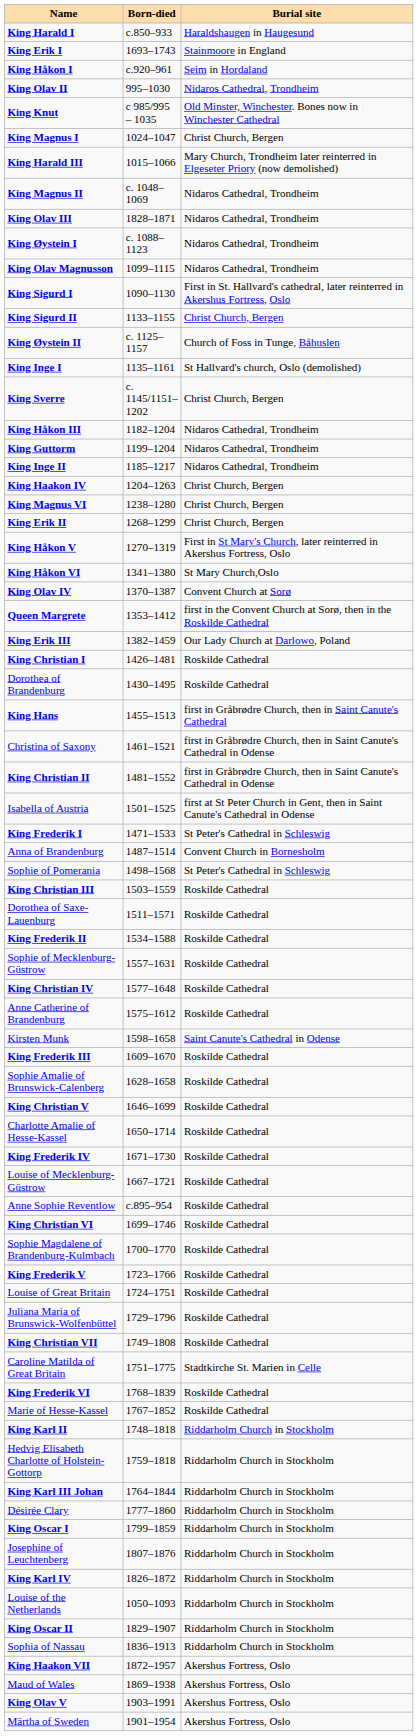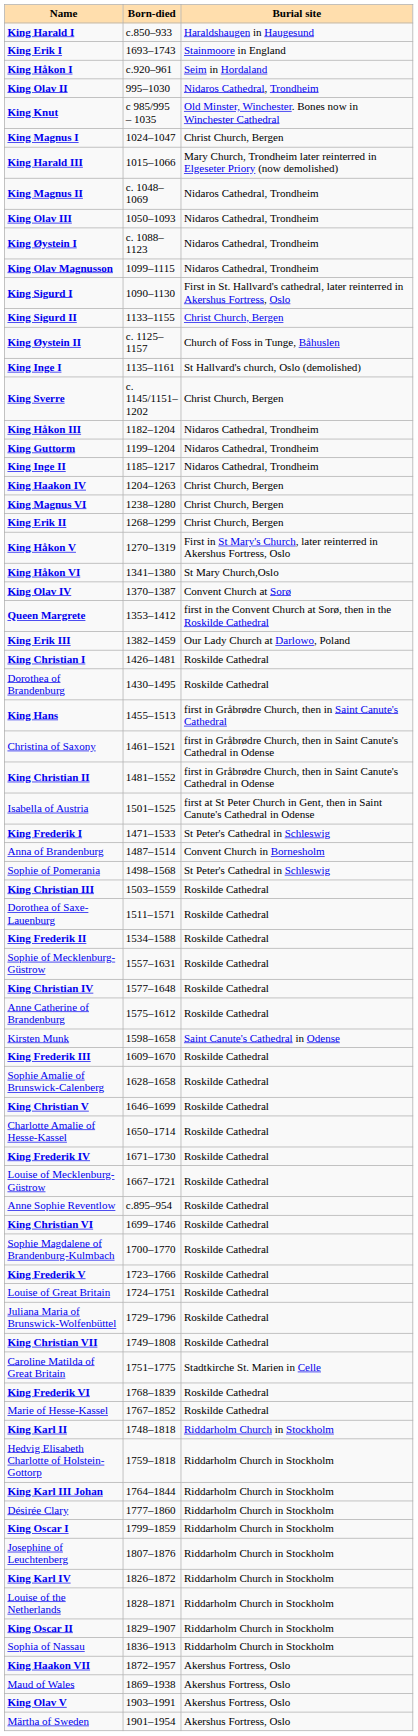(151, 218) 1828–1871 -> (151, 218) 1050–1093
(151, 1603) 1050–1093 -> (151, 1603) 1828–1871
